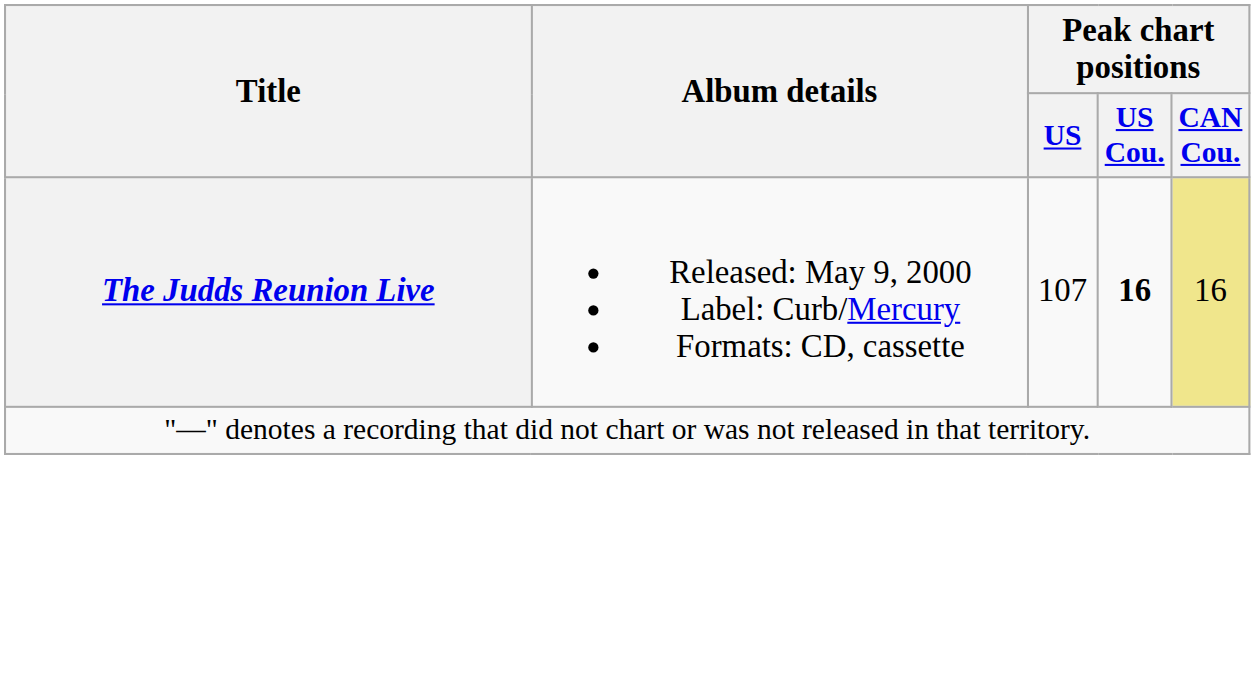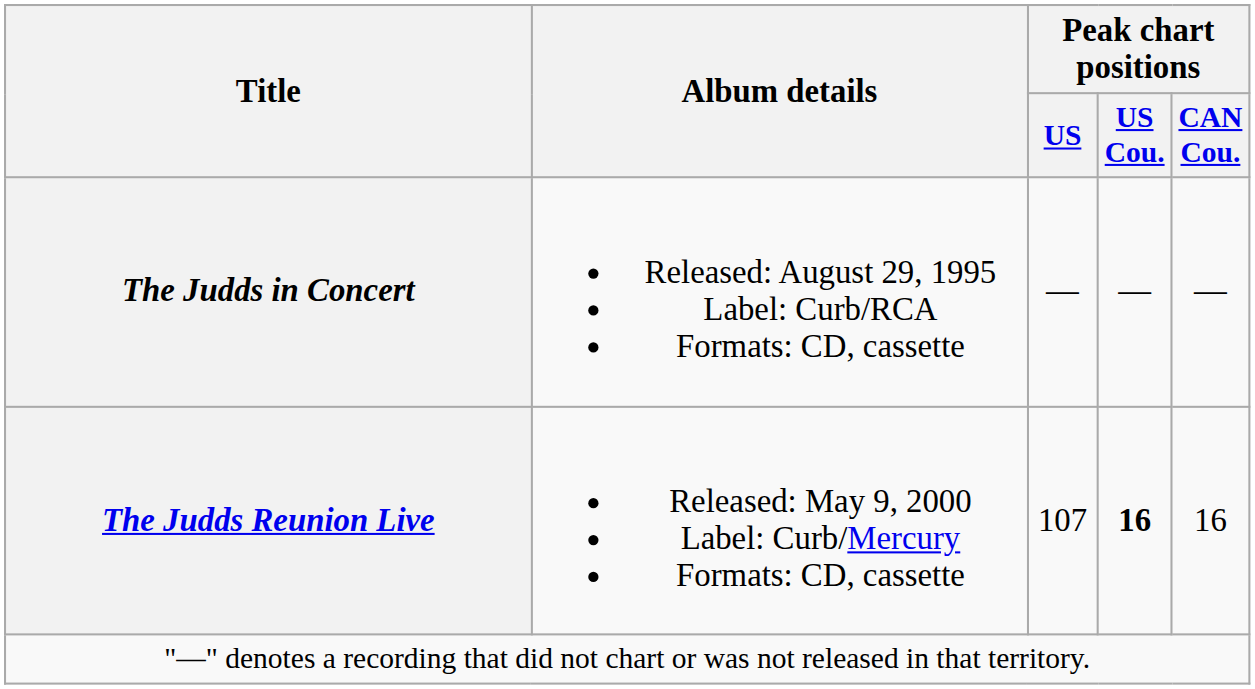+ row: (268, 291)
(1210, 291) khaki background -> (1210, 519) no background
